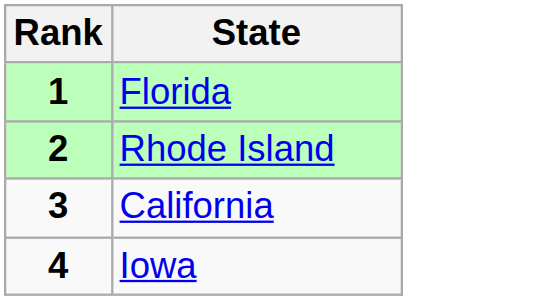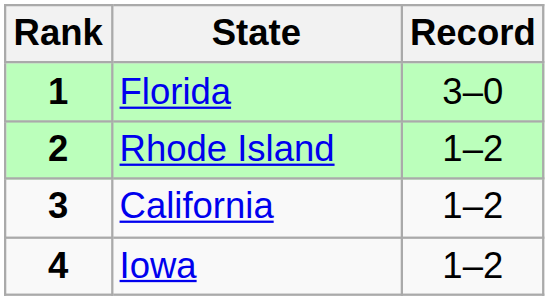+ column: (473, 33)
